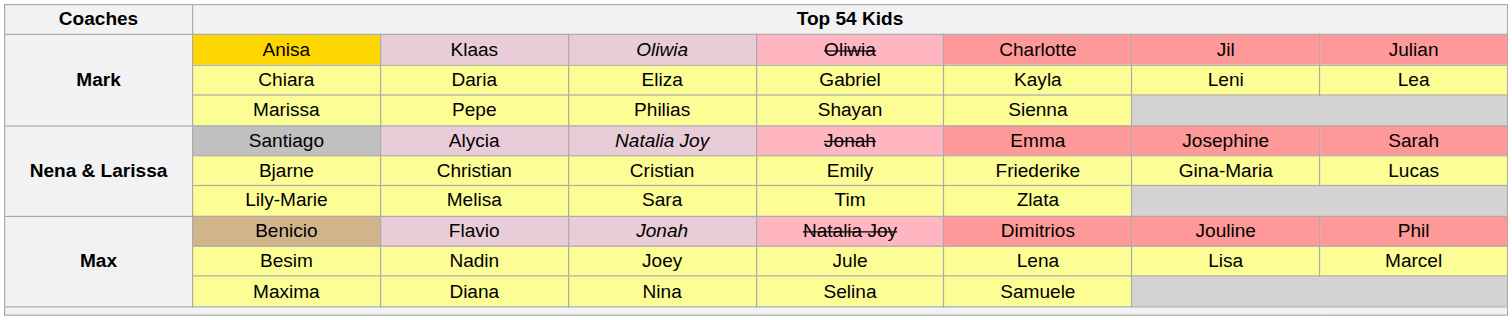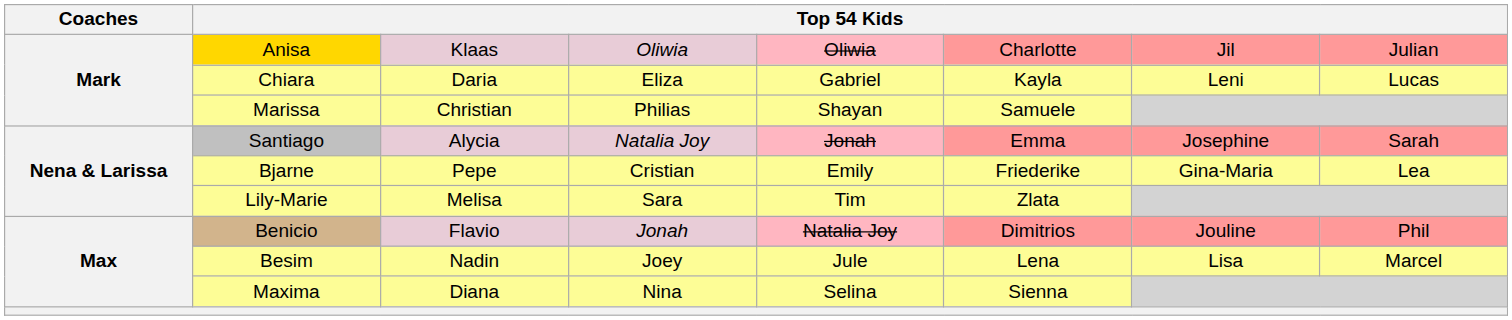(1414, 79) Lea -> (1414, 79) Lucas
(474, 110) Pepe -> (474, 110) Christian
(1038, 110) Sienna -> (1038, 110) Samuele
(474, 170) Christian -> (474, 170) Pepe
(1414, 170) Lucas -> (1414, 170) Lea
(1038, 291) Samuele -> (1038, 291) Sienna
